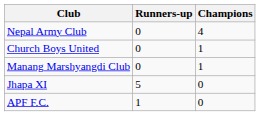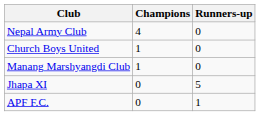columns swapped: (225, 13) <-> (164, 13)
